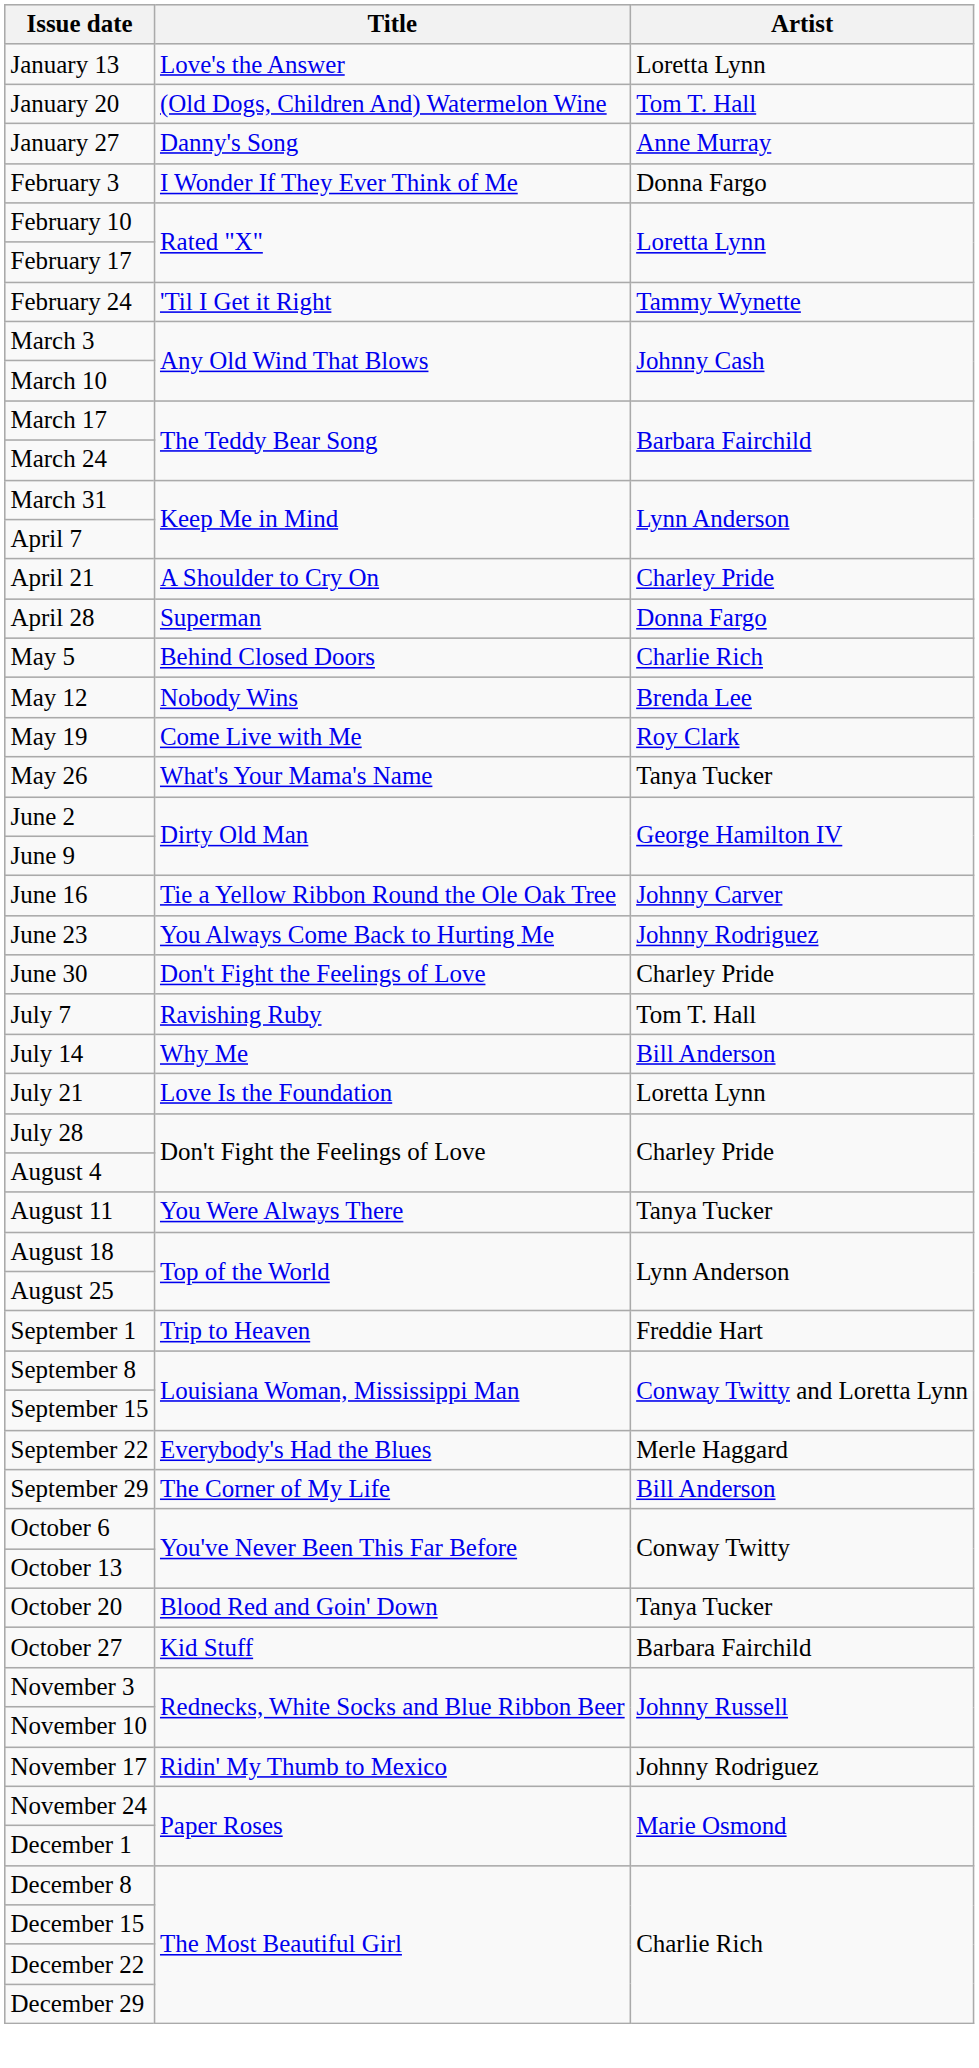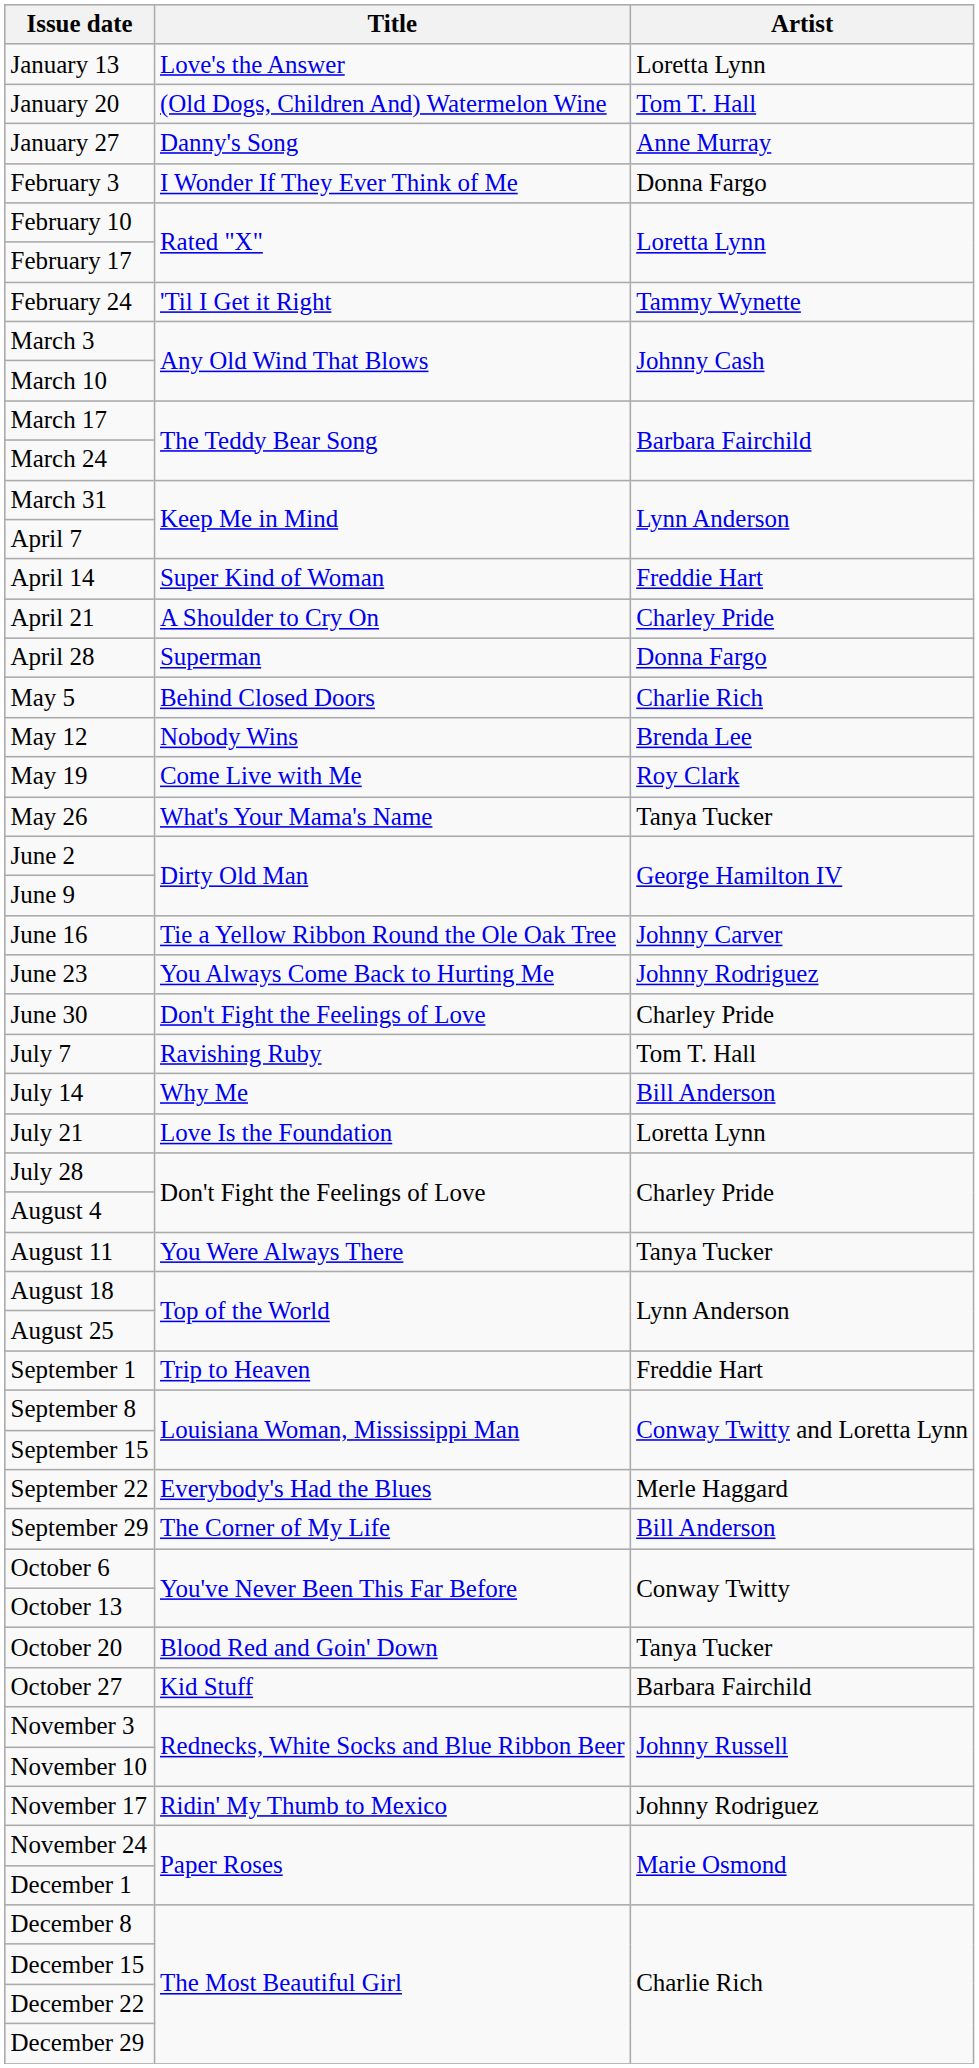+ row: (52, 578)
